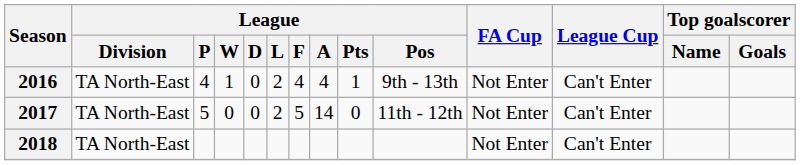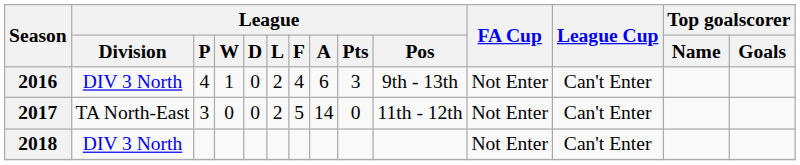(133, 81) TA North-East -> (133, 81) DIV 3 North
(324, 81) 4 -> (324, 81) 6
(356, 81) 1 -> (356, 81) 3
(204, 112) 5 -> (204, 112) 3
(133, 143) TA North-East -> (133, 143) DIV 3 North
